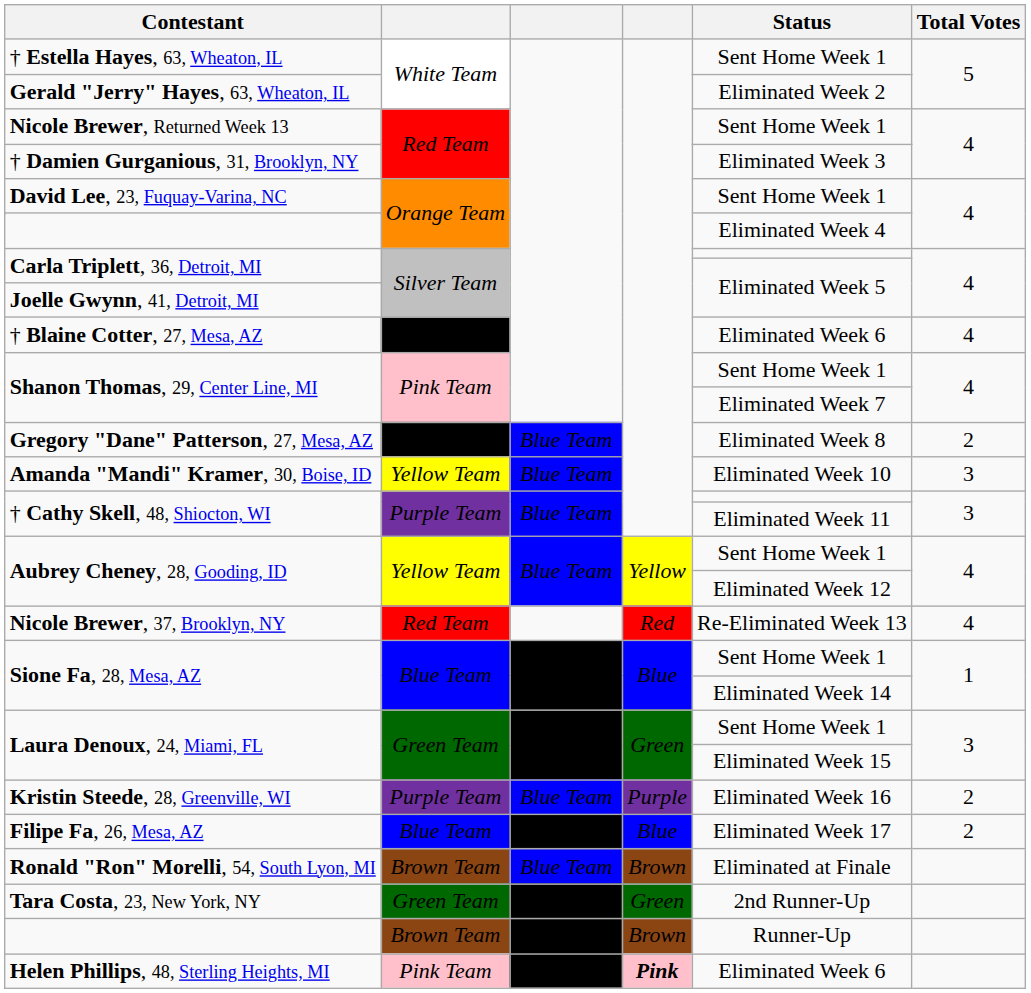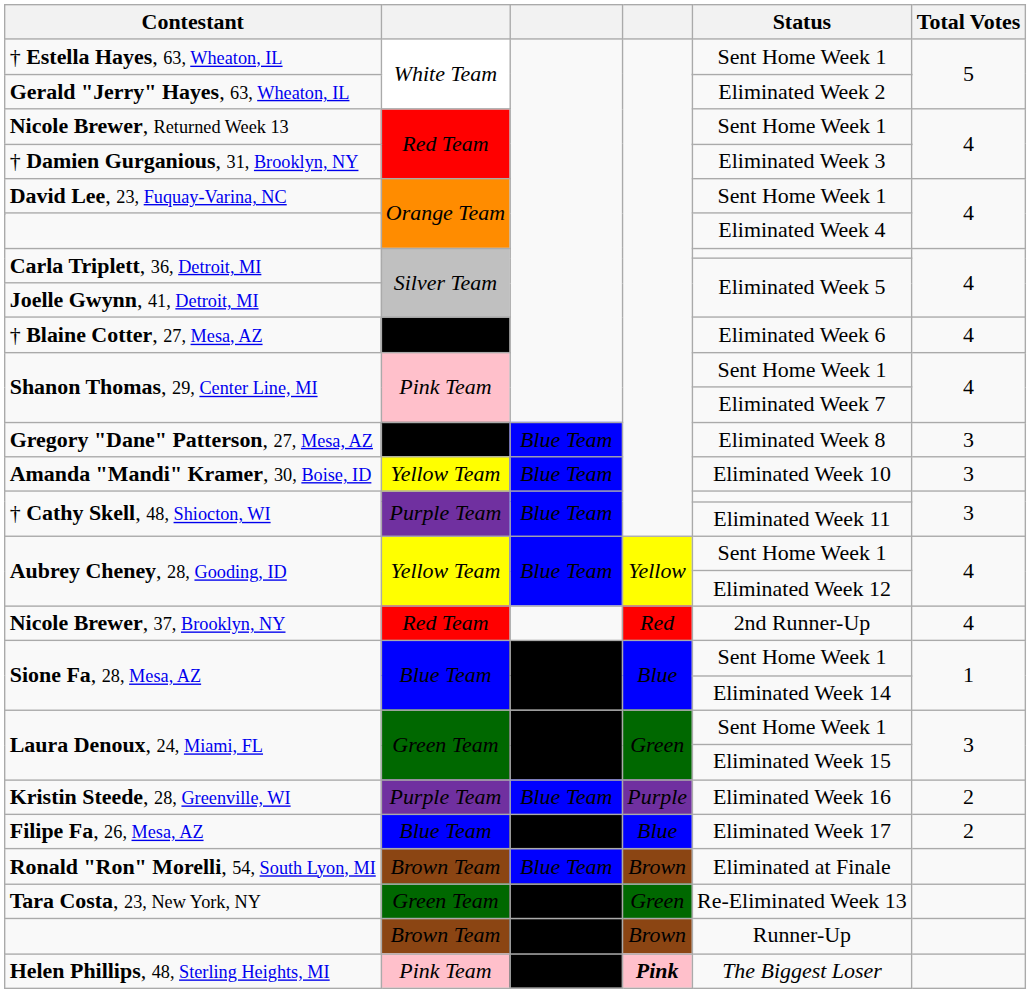(969, 439) 2 -> (969, 439) 3
(802, 622) Re-Eliminated Week 13 -> (802, 622) 2nd Runner-Up
(802, 901) 2nd Runner-Up -> (802, 901) Re-Eliminated Week 13
(802, 970) Eliminated Week 6 -> (802, 970) The Biggest Loser
